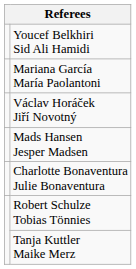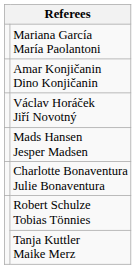- row: (53, 41)
+ row: (57, 75)
